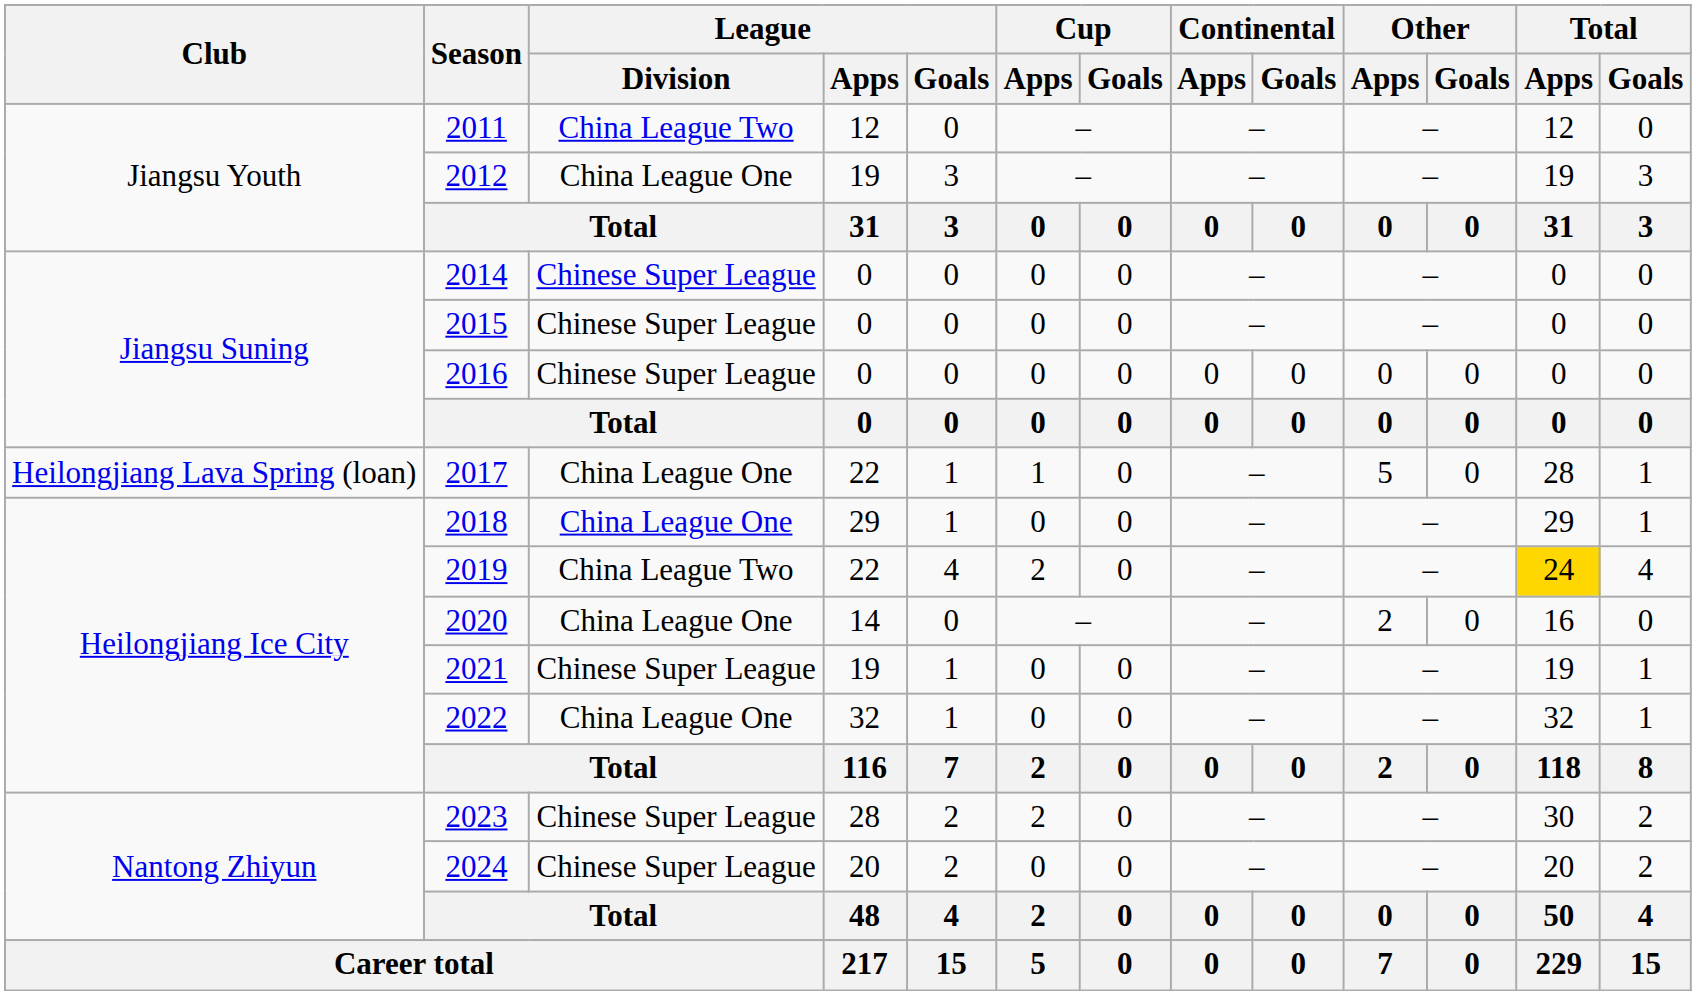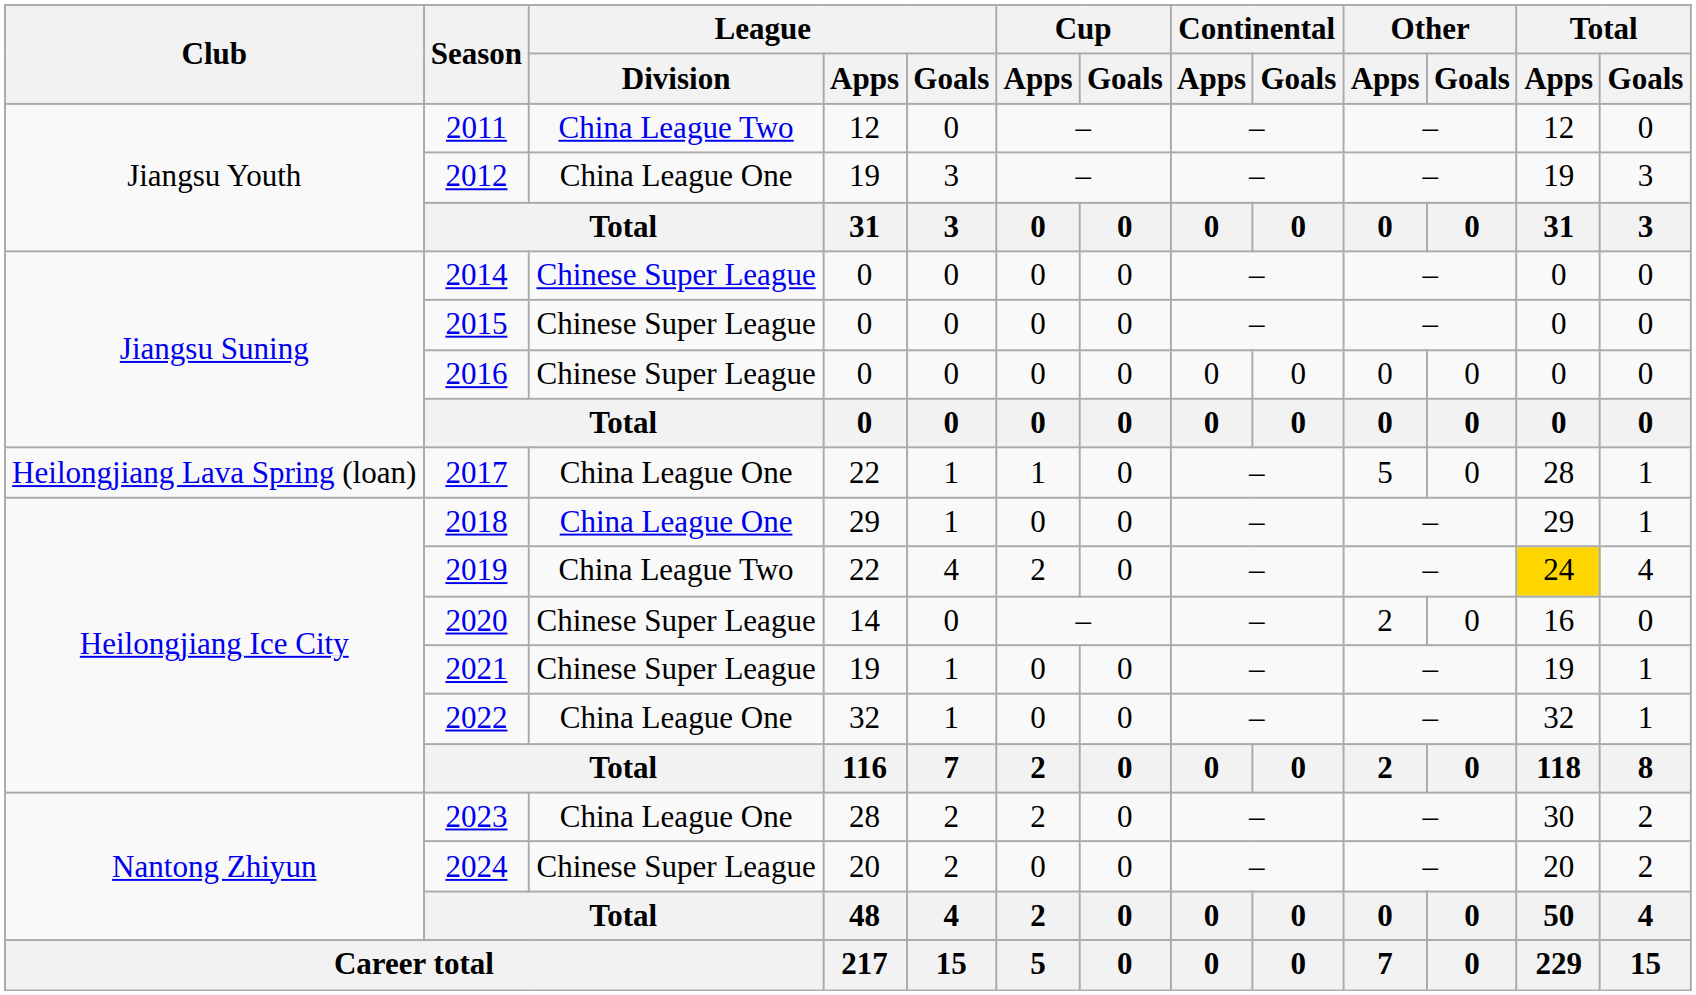(676, 619) China League One -> (676, 619) Chinese Super League
(676, 816) Chinese Super League -> (676, 816) China League One
